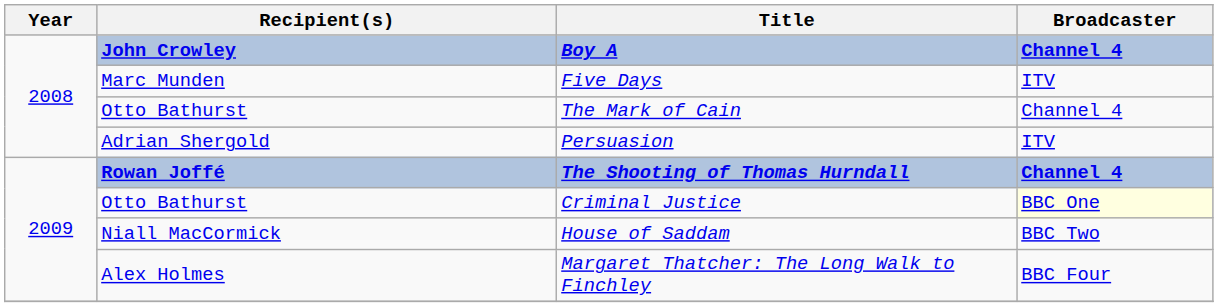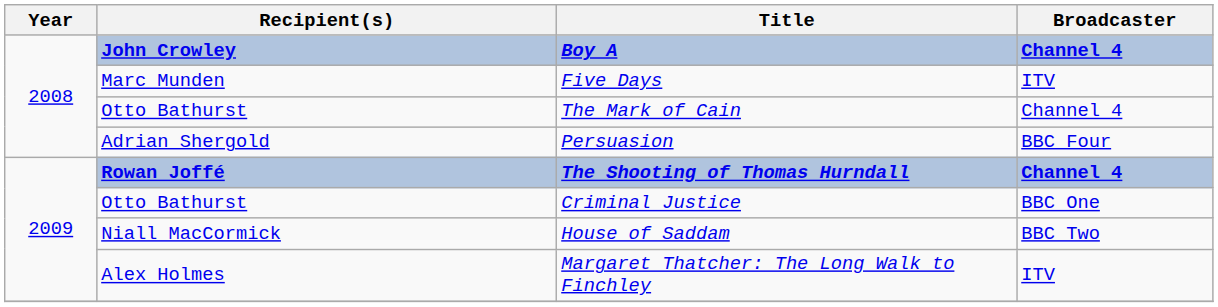(1038, 142) ITV -> (1066, 142) BBC Four
(1061, 203) lightyellow background -> (1061, 203) no background
(1066, 275) BBC Four -> (1038, 275) ITV
